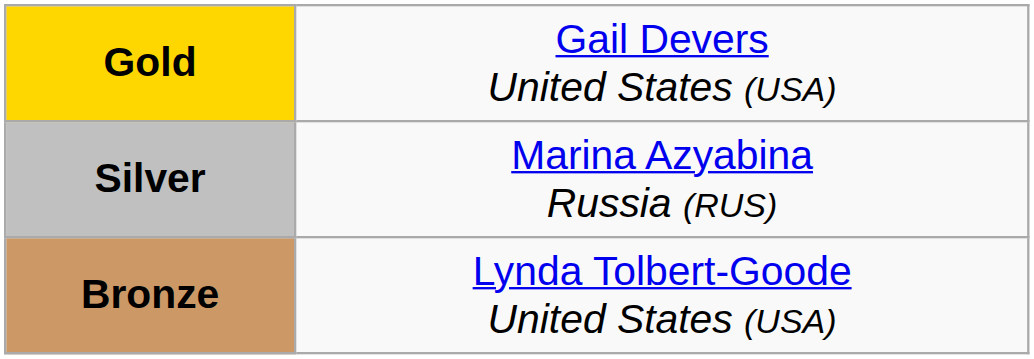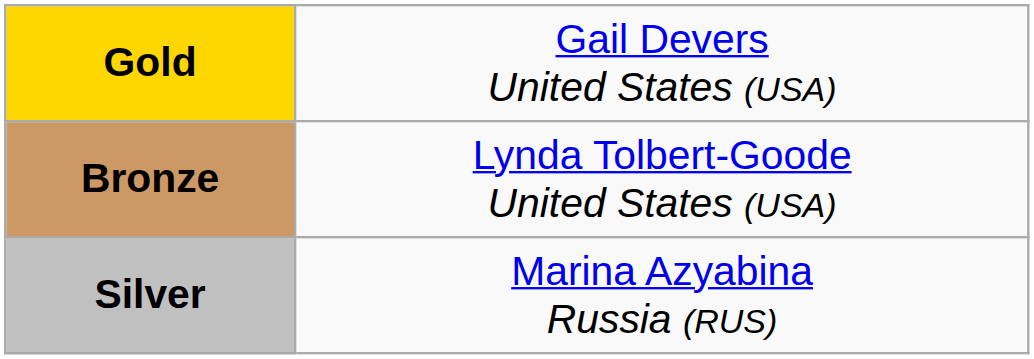rows swapped: (150, 178) <-> (150, 294)
